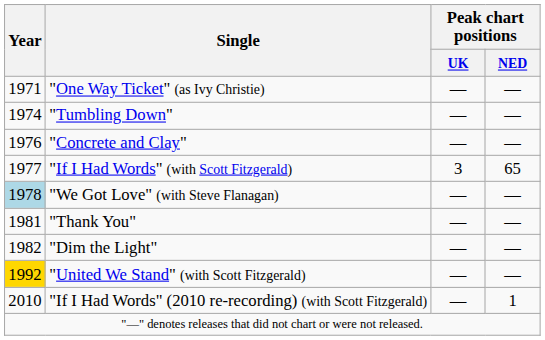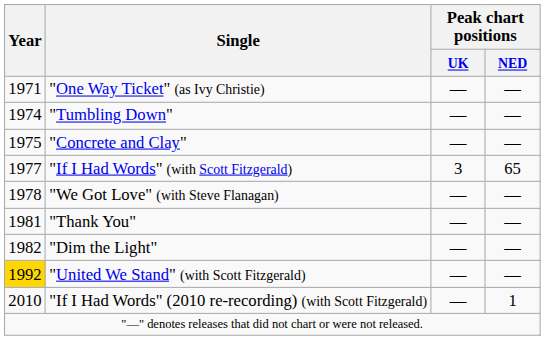(25, 141) 1976 -> (25, 141) 1975
(25, 194) lightblue background -> (25, 194) no background
